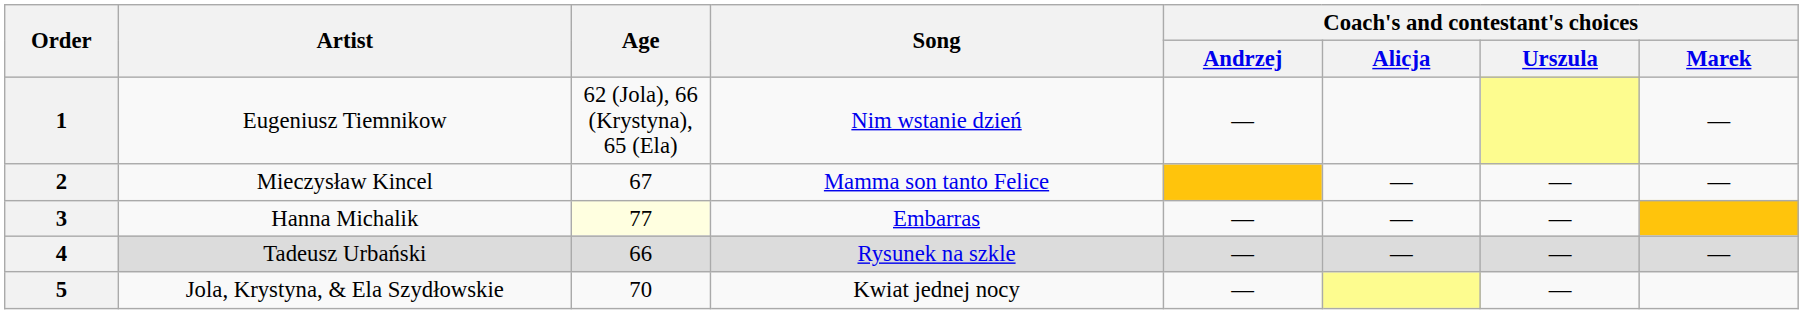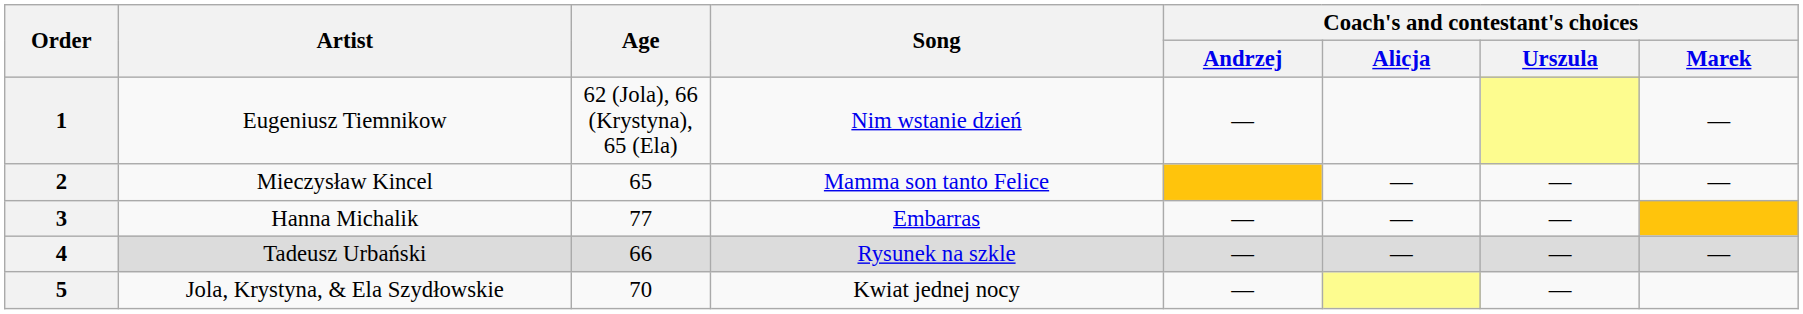(641, 181) 67 -> (641, 181) 65
(641, 217) lightyellow background -> (641, 217) no background
